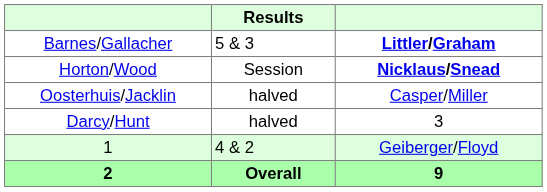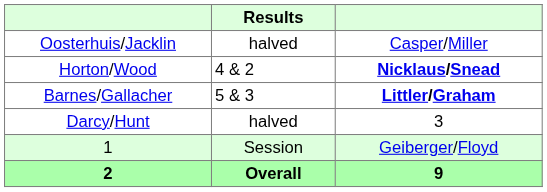rows swapped: (108, 95) <-> (108, 43)
(273, 69) Session -> (235, 69) 4 & 2
(235, 147) 4 & 2 -> (273, 147) Session
